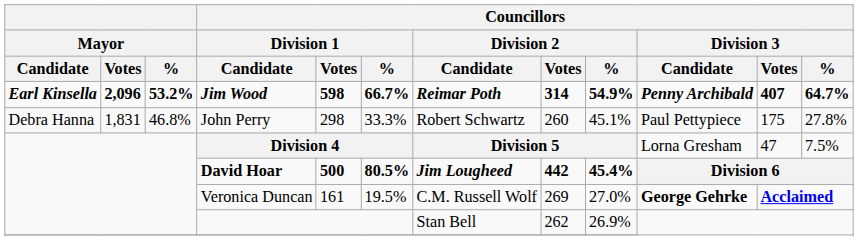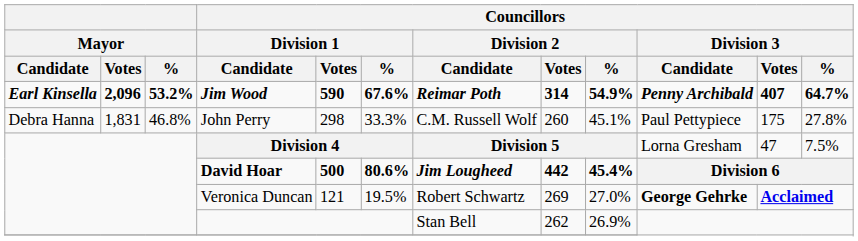(332, 94) 598 -> (332, 94) 590
(387, 94) 66.7% -> (387, 94) 67.6%
(471, 119) Robert Schwartz -> (477, 119) C.M. Russell Wolf
(387, 171) 80.5% -> (387, 171) 80.6%
(332, 196) 161 -> (332, 196) 121
(477, 196) C.M. Russell Wolf -> (471, 196) Robert Schwartz
